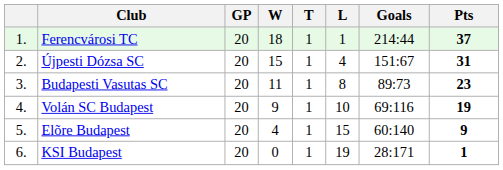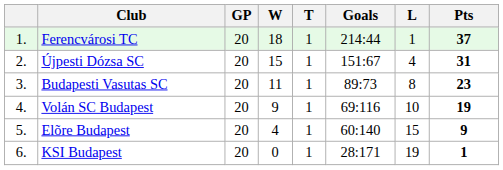columns swapped: (342, 15) <-> (394, 15)
